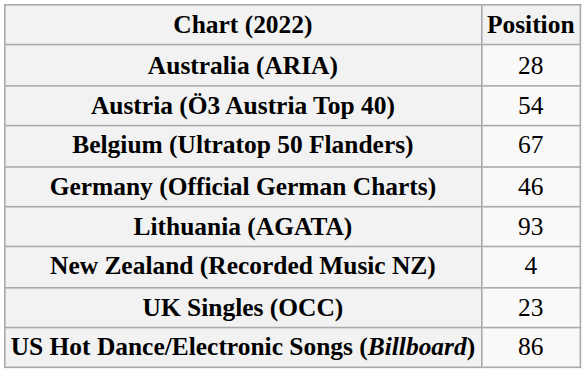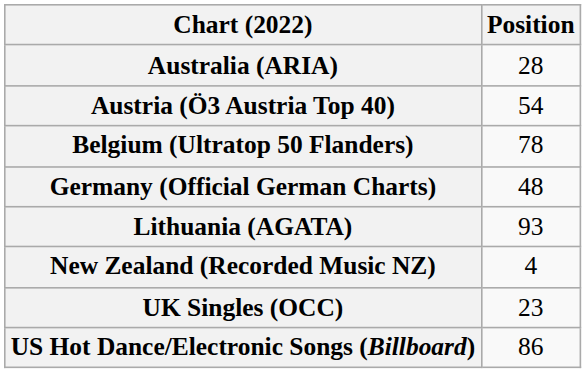(531, 145) 67 -> (531, 145) 78
(531, 186) 46 -> (531, 186) 48
